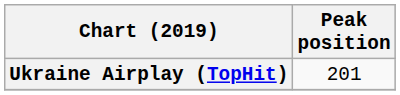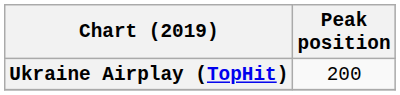(344, 74) 201 -> (344, 74) 200
